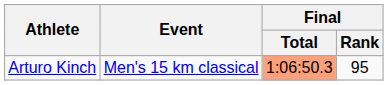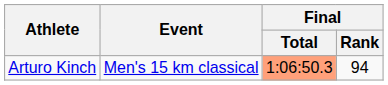(360, 68) 95 -> (360, 68) 94
